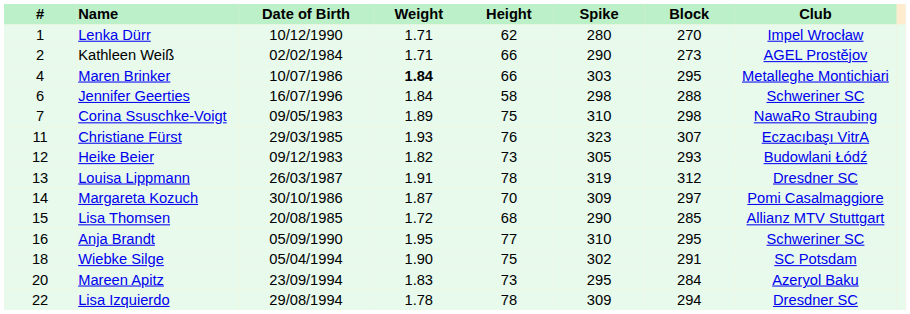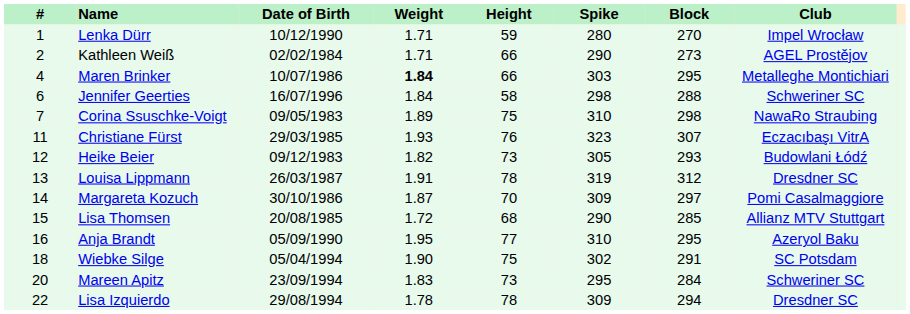(509, 35) 62 -> (509, 35) 59
(815, 239) Schweriner SC -> (815, 239) Azeryol Baku
(815, 279) Azeryol Baku -> (815, 279) Schweriner SC
